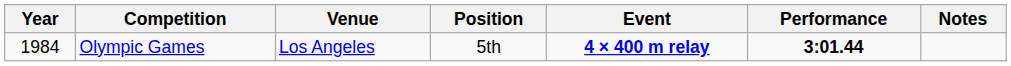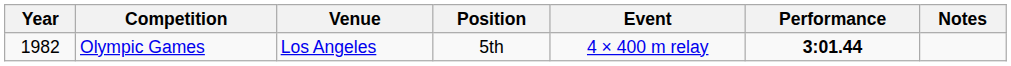(40, 47) 1984 -> (40, 47) 1982
(647, 47) bold -> (648, 47) normal
